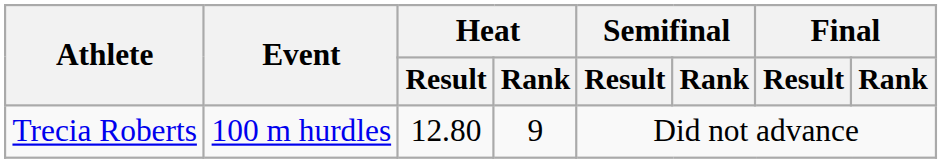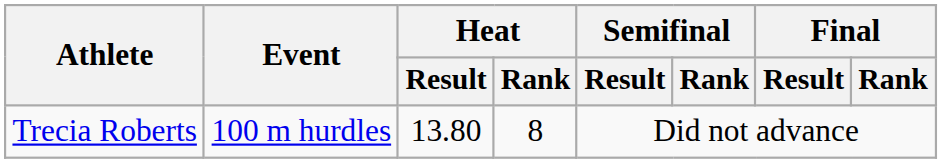(446, 131) 12.80 -> (446, 131) 13.80
(535, 131) 9 -> (535, 131) 8
